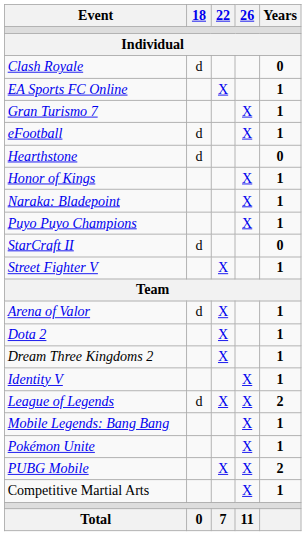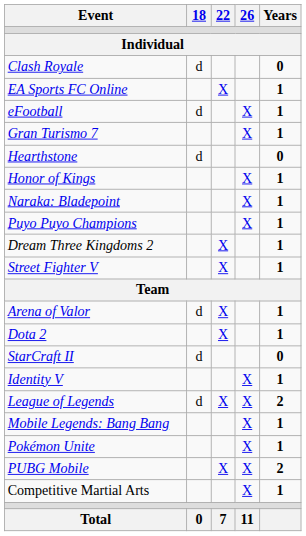rows swapped: (35, 133) <-> (53, 111)
rows swapped: (41, 245) <-> (80, 357)
